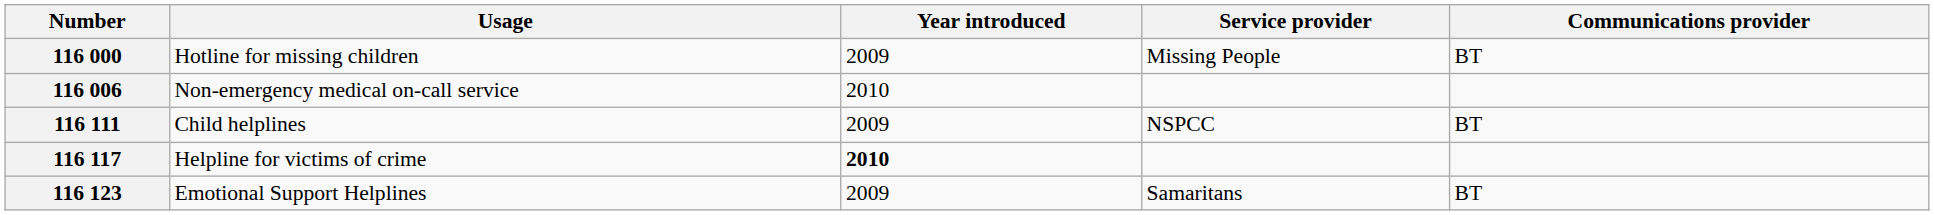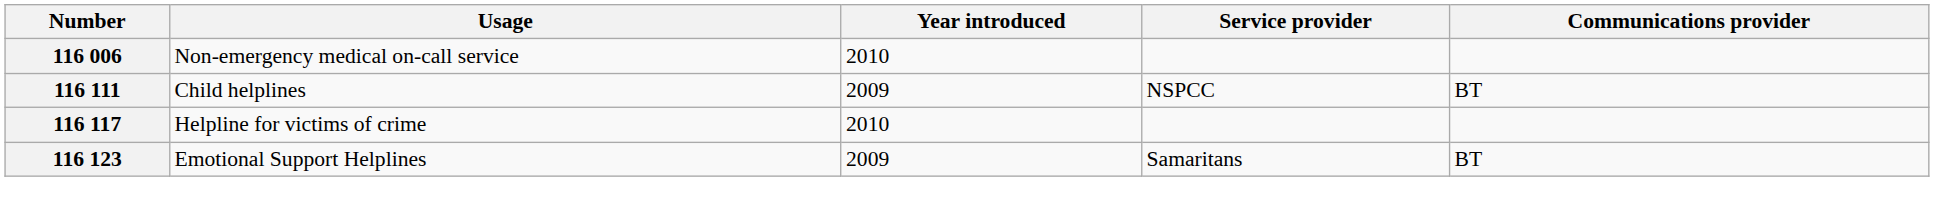- row: (87, 55)
(868, 158) bold -> (868, 124) normal
